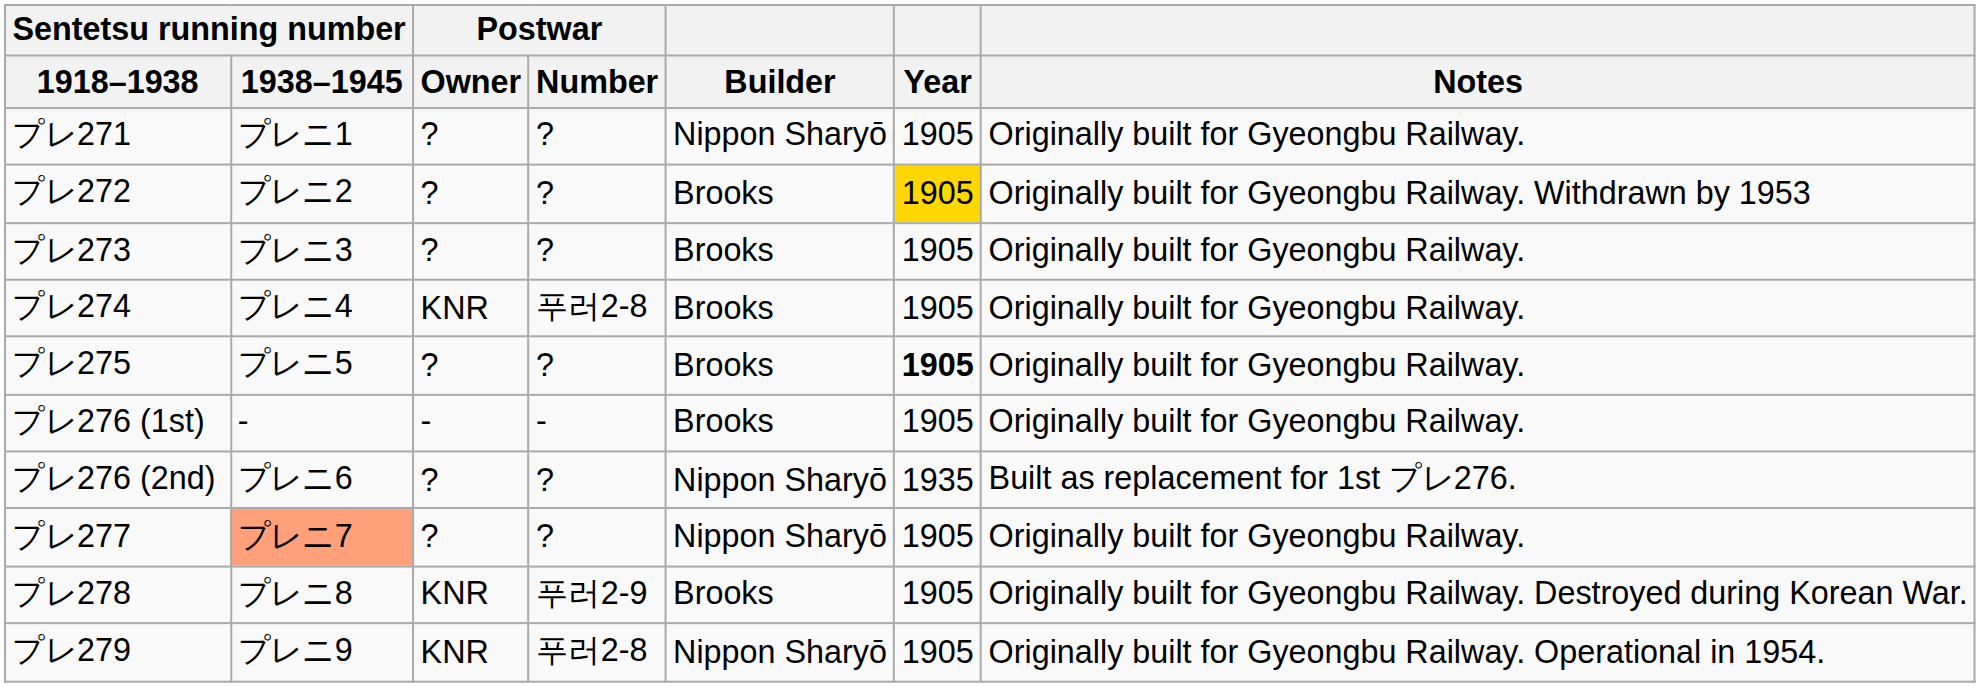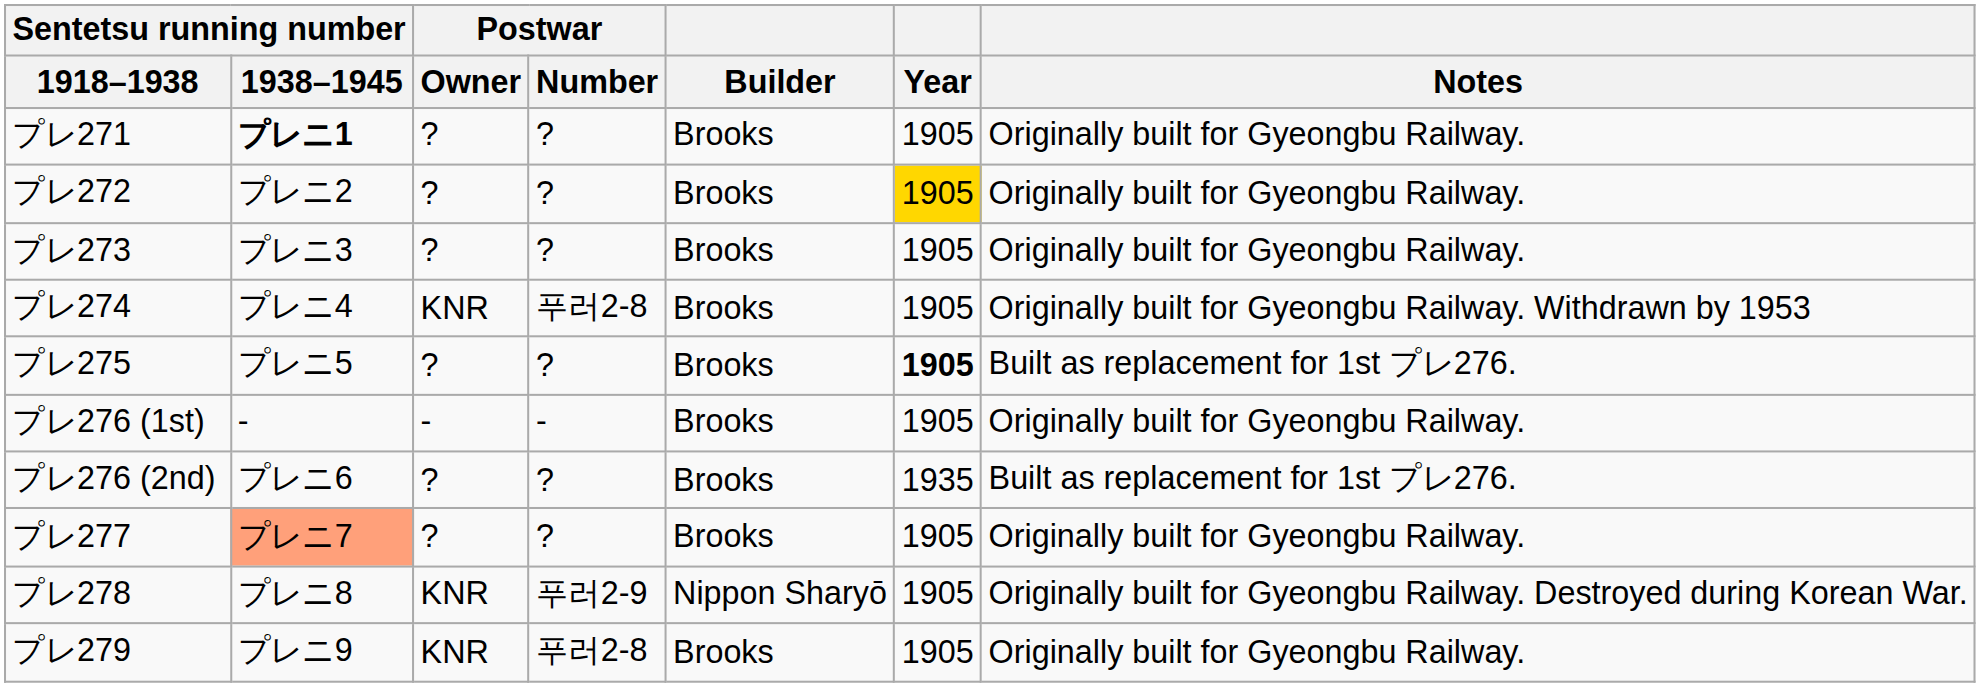(295, 134) normal -> (295, 134) bold
(780, 135) Nippon Sharyō -> (723, 135) Brooks
(1400, 192) Originally built for Gyeongbu Railway. Withdrawn by 1953 -> (1257, 192) Originally built for Gyeongbu Railway.
(1257, 307) Originally built for Gyeongbu Railway. -> (1400, 307) Originally built for Gyeongbu Railway. Withdrawn by 1953
(1257, 364) Originally built for Gyeongbu Railway. -> (1253, 363) Built as replacement for 1st プレ276.
(780, 479) Nippon Sharyō -> (723, 479) Brooks
(780, 536) Nippon Sharyō -> (723, 536) Brooks
(723, 594) Brooks -> (780, 594) Nippon Sharyō
(780, 651) Nippon Sharyō -> (723, 651) Brooks
(1407, 651) Originally built for Gyeongbu Railway. Operational in 1954. -> (1257, 651) Originally built for Gyeongbu Railway.
